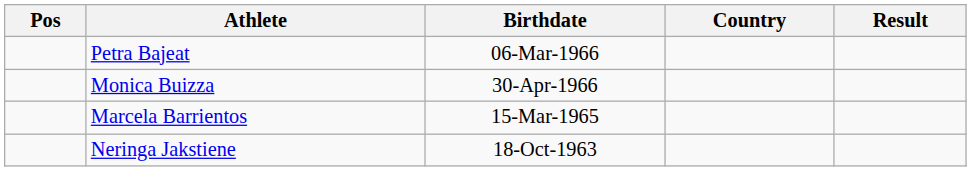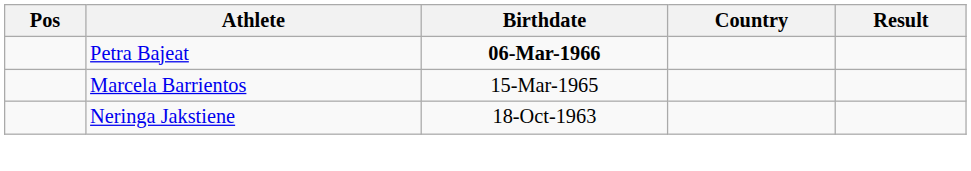(545, 52) normal -> (544, 52) bold
- row: (153, 85)
